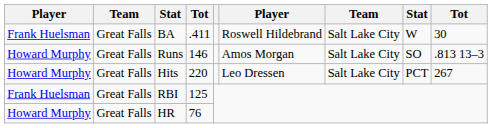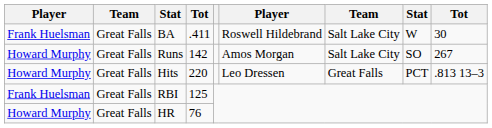(198, 53) 146 -> (198, 53) 142
(459, 53) .813 13–3 -> (443, 53) 267
(364, 73) Salt Lake City -> (355, 73) Great Falls
(443, 73) 267 -> (459, 73) .813 13–3
